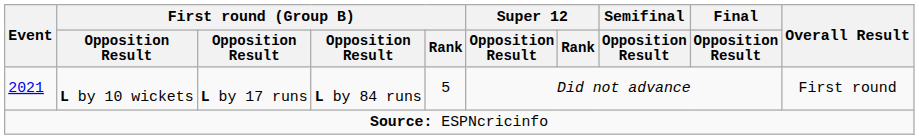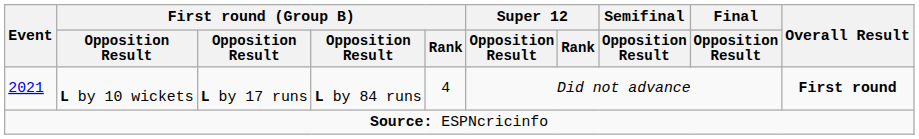(446, 88) 5 -> (446, 88) 4
(848, 88) normal -> (848, 88) bold
